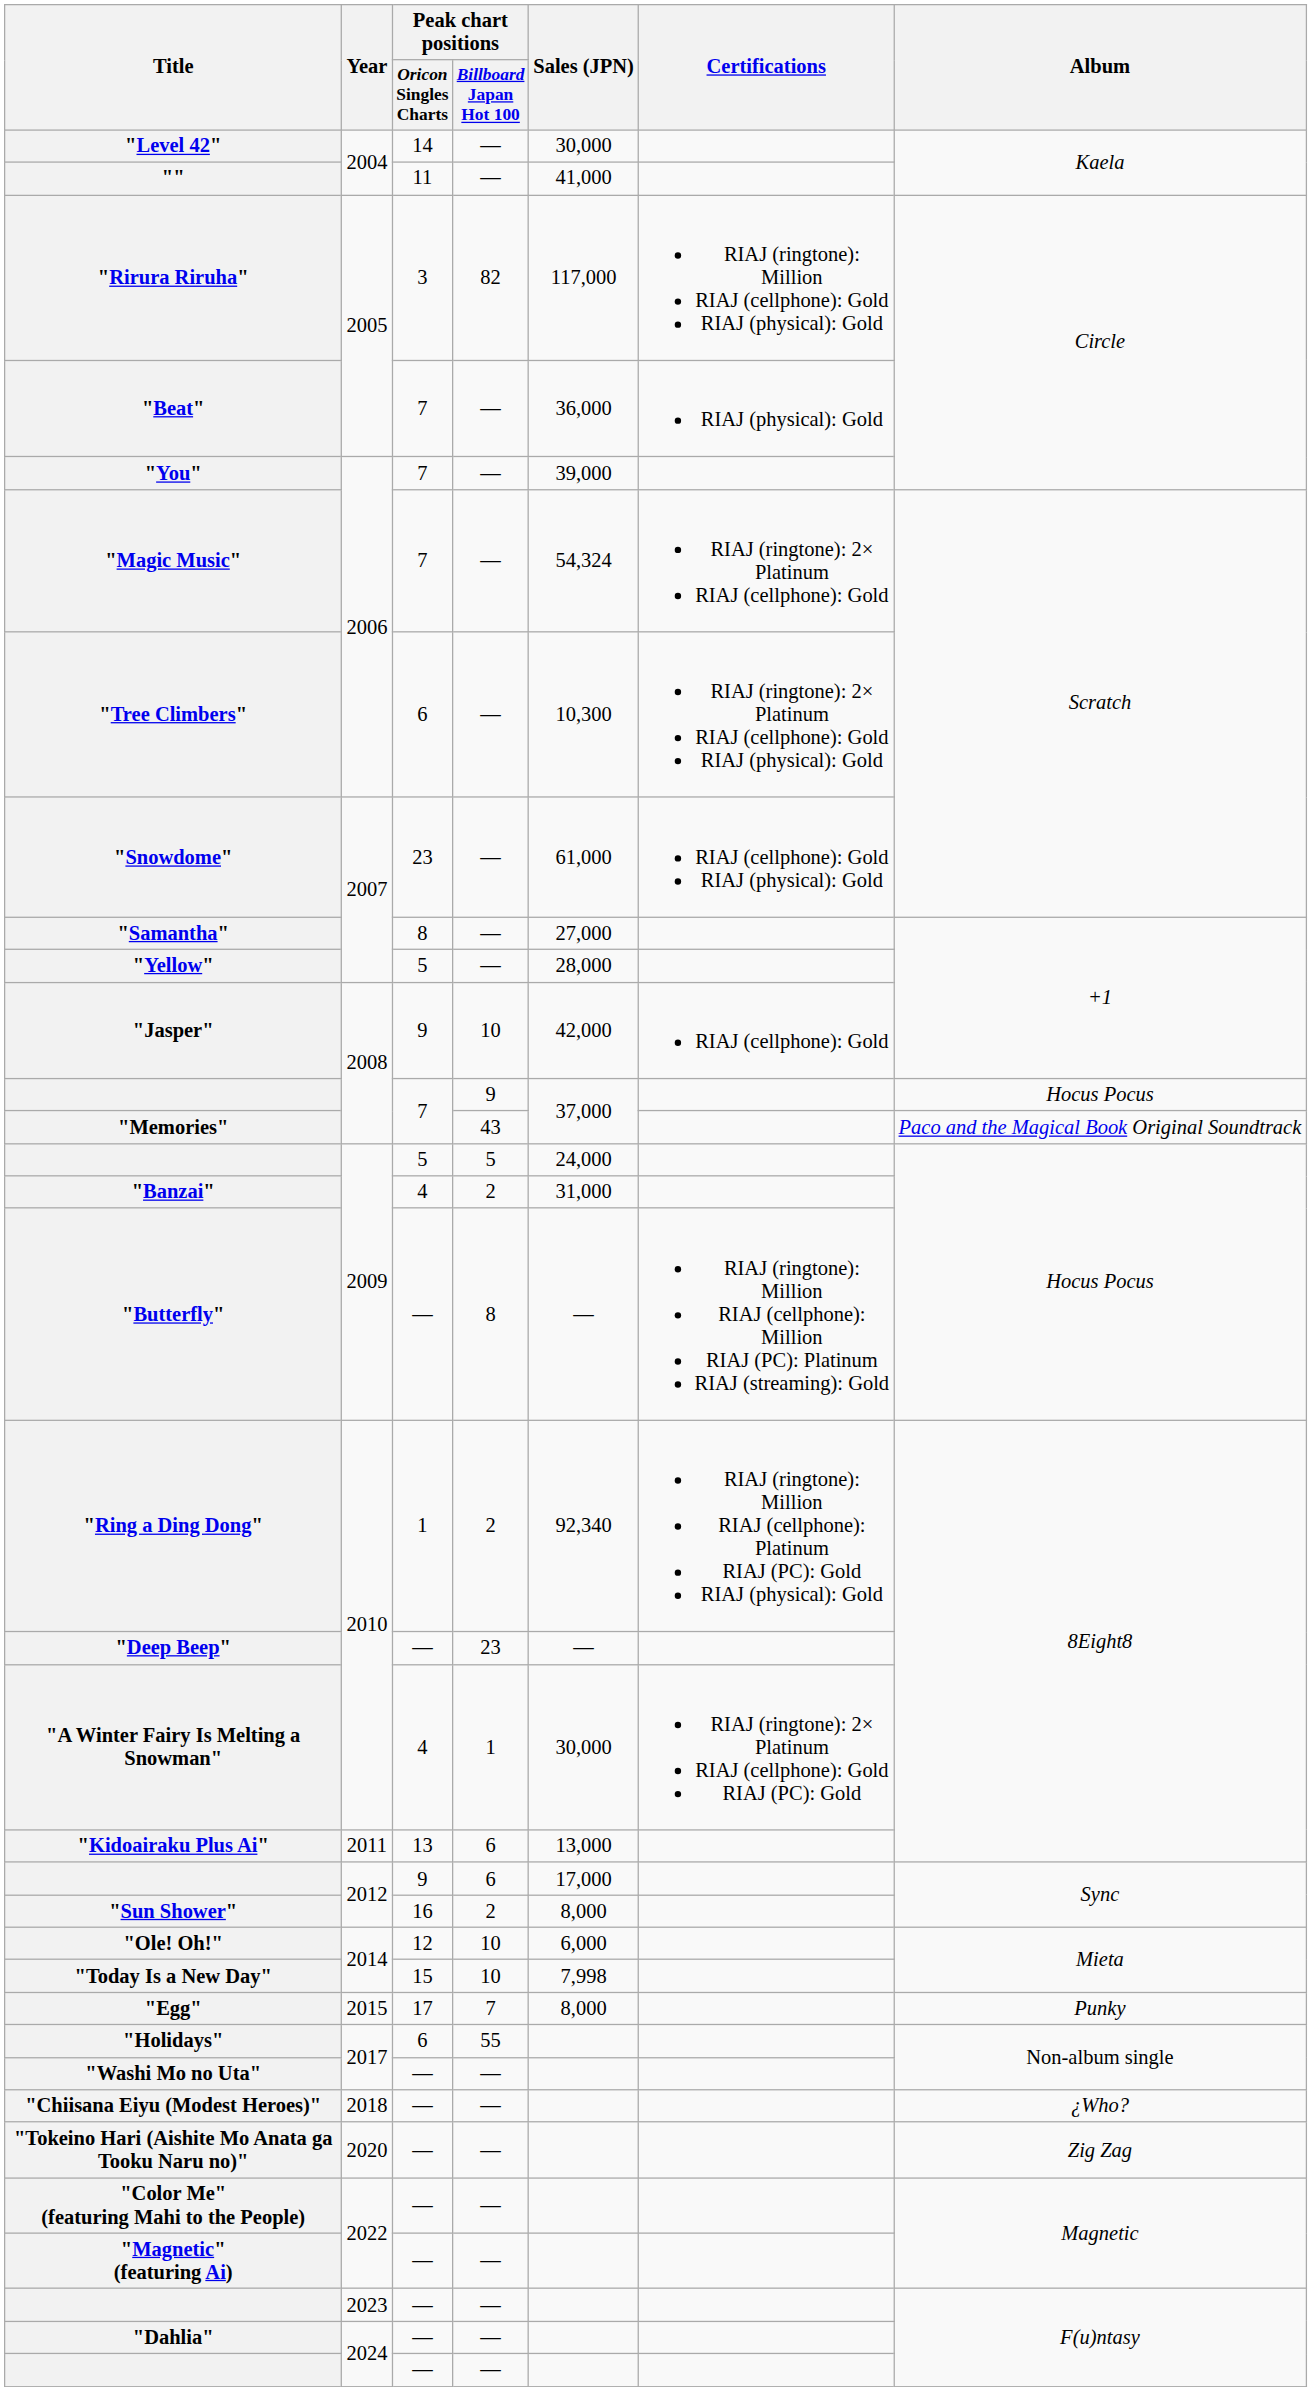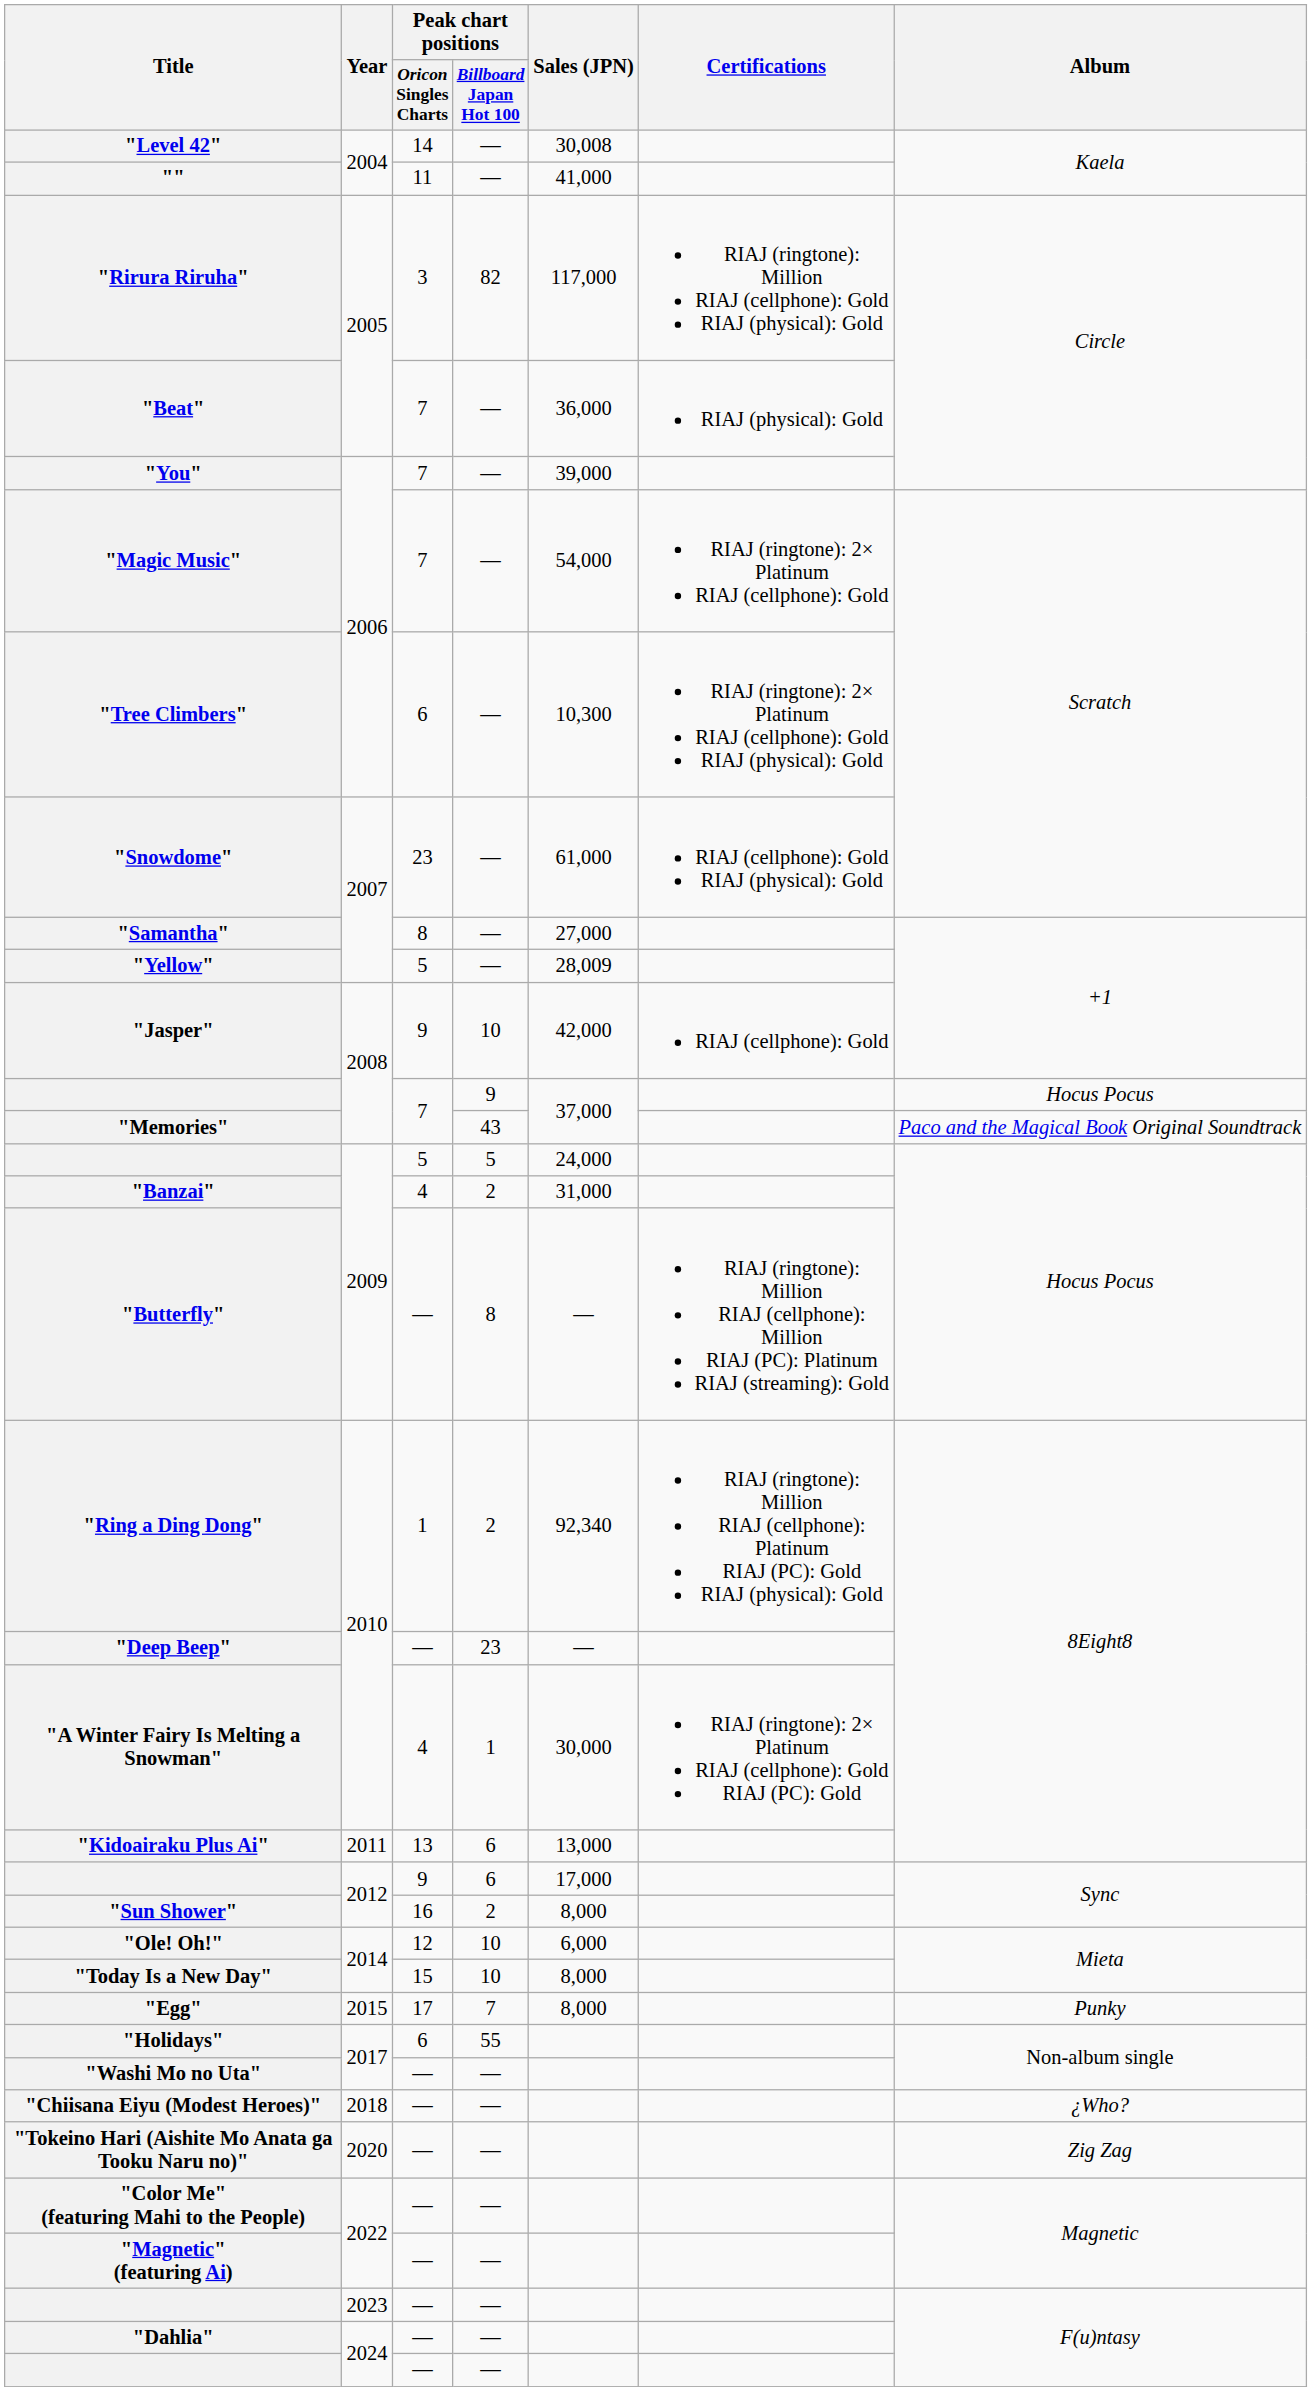(584, 145) 30,000 -> (584, 145) 30,008
(584, 560) 54,324 -> (584, 560) 54,000
(584, 965) 28,000 -> (584, 965) 28,009
(584, 1975) 7,998 -> (584, 1975) 8,000
